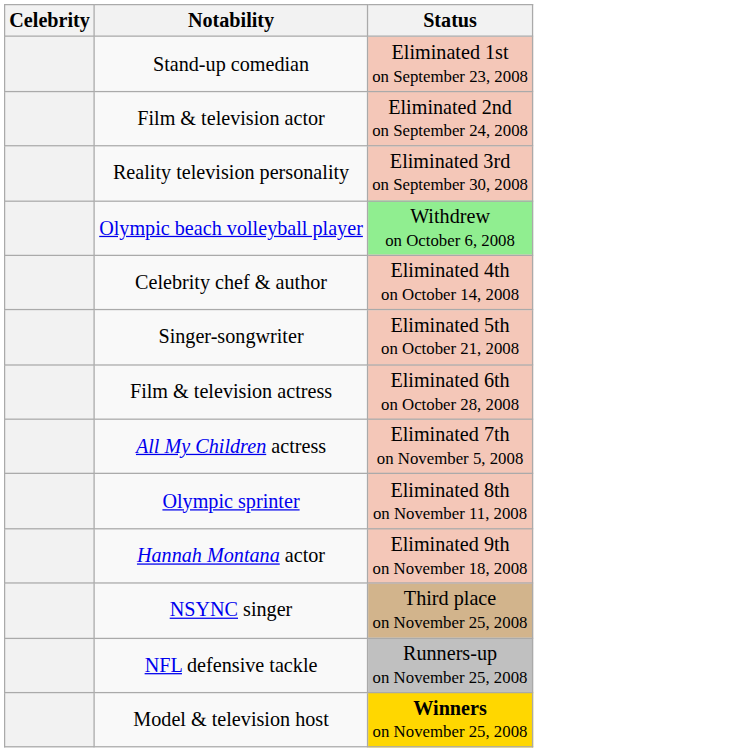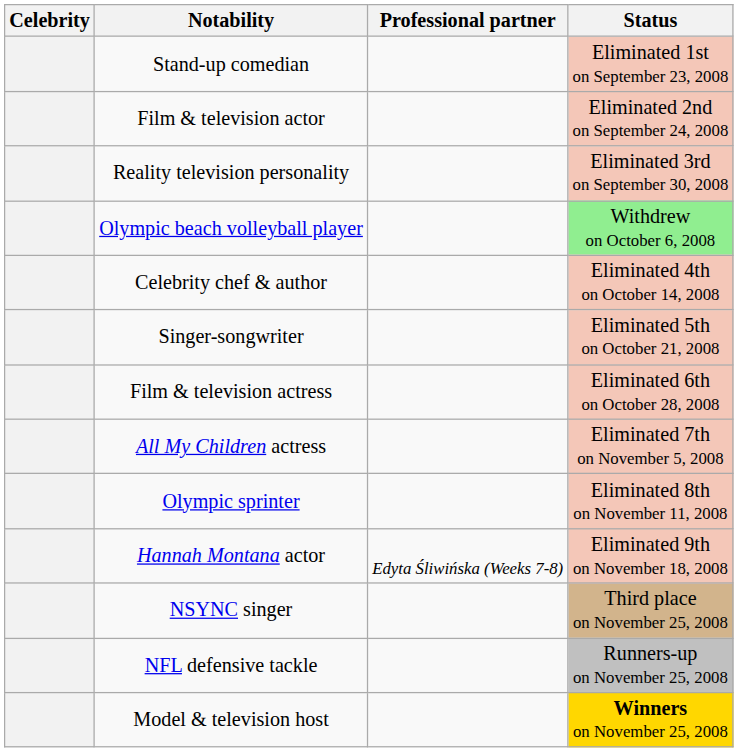+ column: (468, 20)
